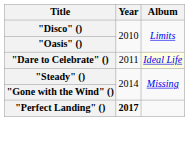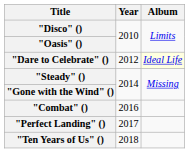(129, 60) 2011 -> (129, 60) 2012
+ row: (60, 108)
(129, 108) bold -> (129, 124) normal
+ row: (60, 140)
